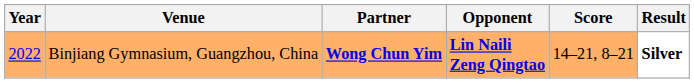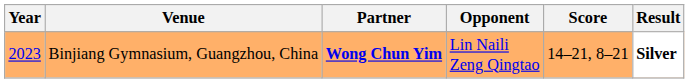(25, 54) 2022 -> (25, 54) 2023
(497, 54) bold -> (495, 54) normal
